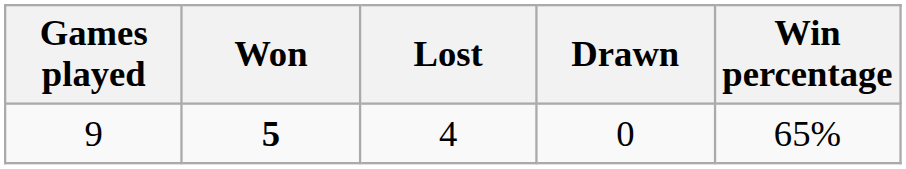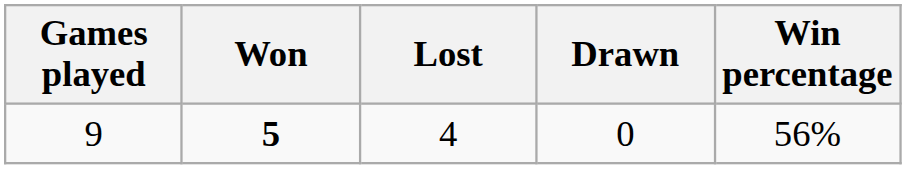(807, 132) 65% -> (807, 132) 56%
